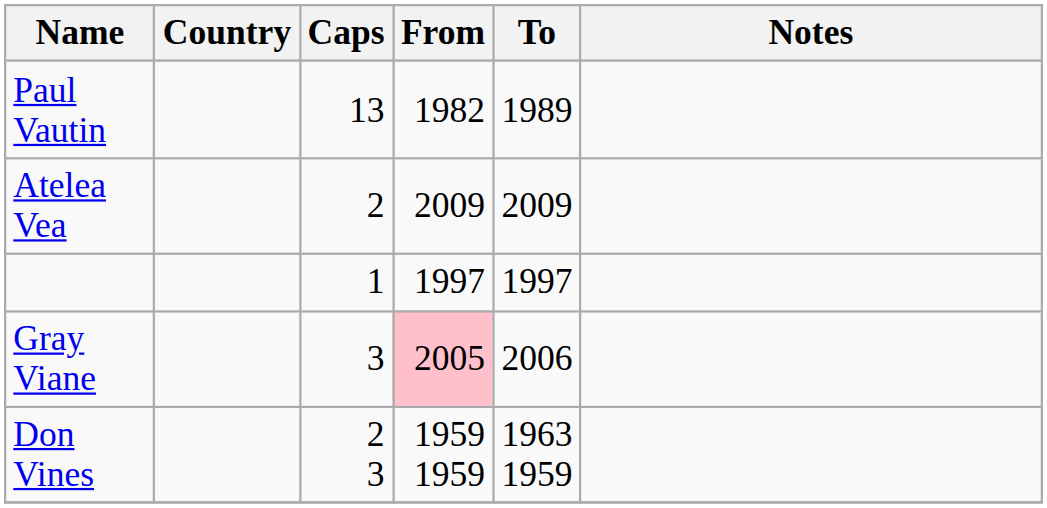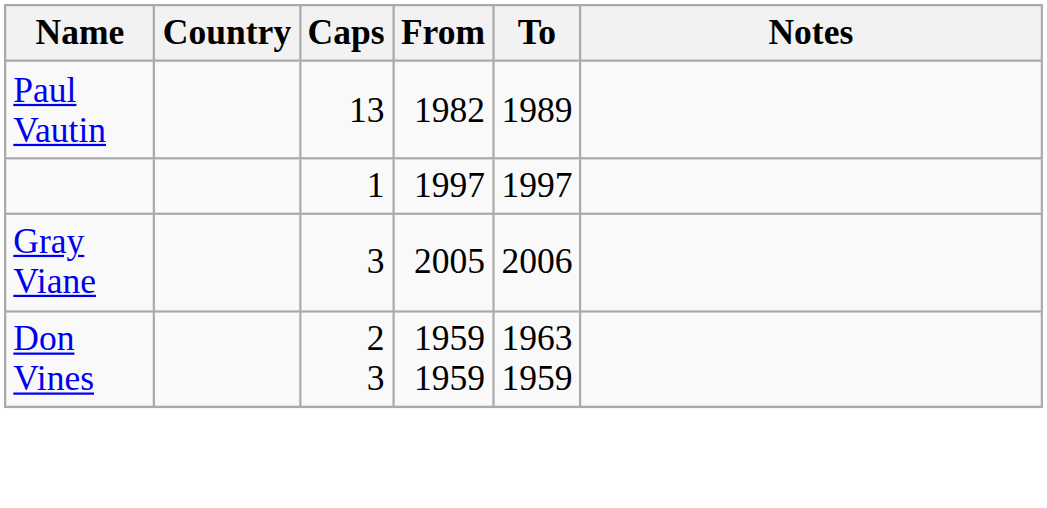- row: (60, 205)
(450, 357) pink background -> (450, 261) no background
